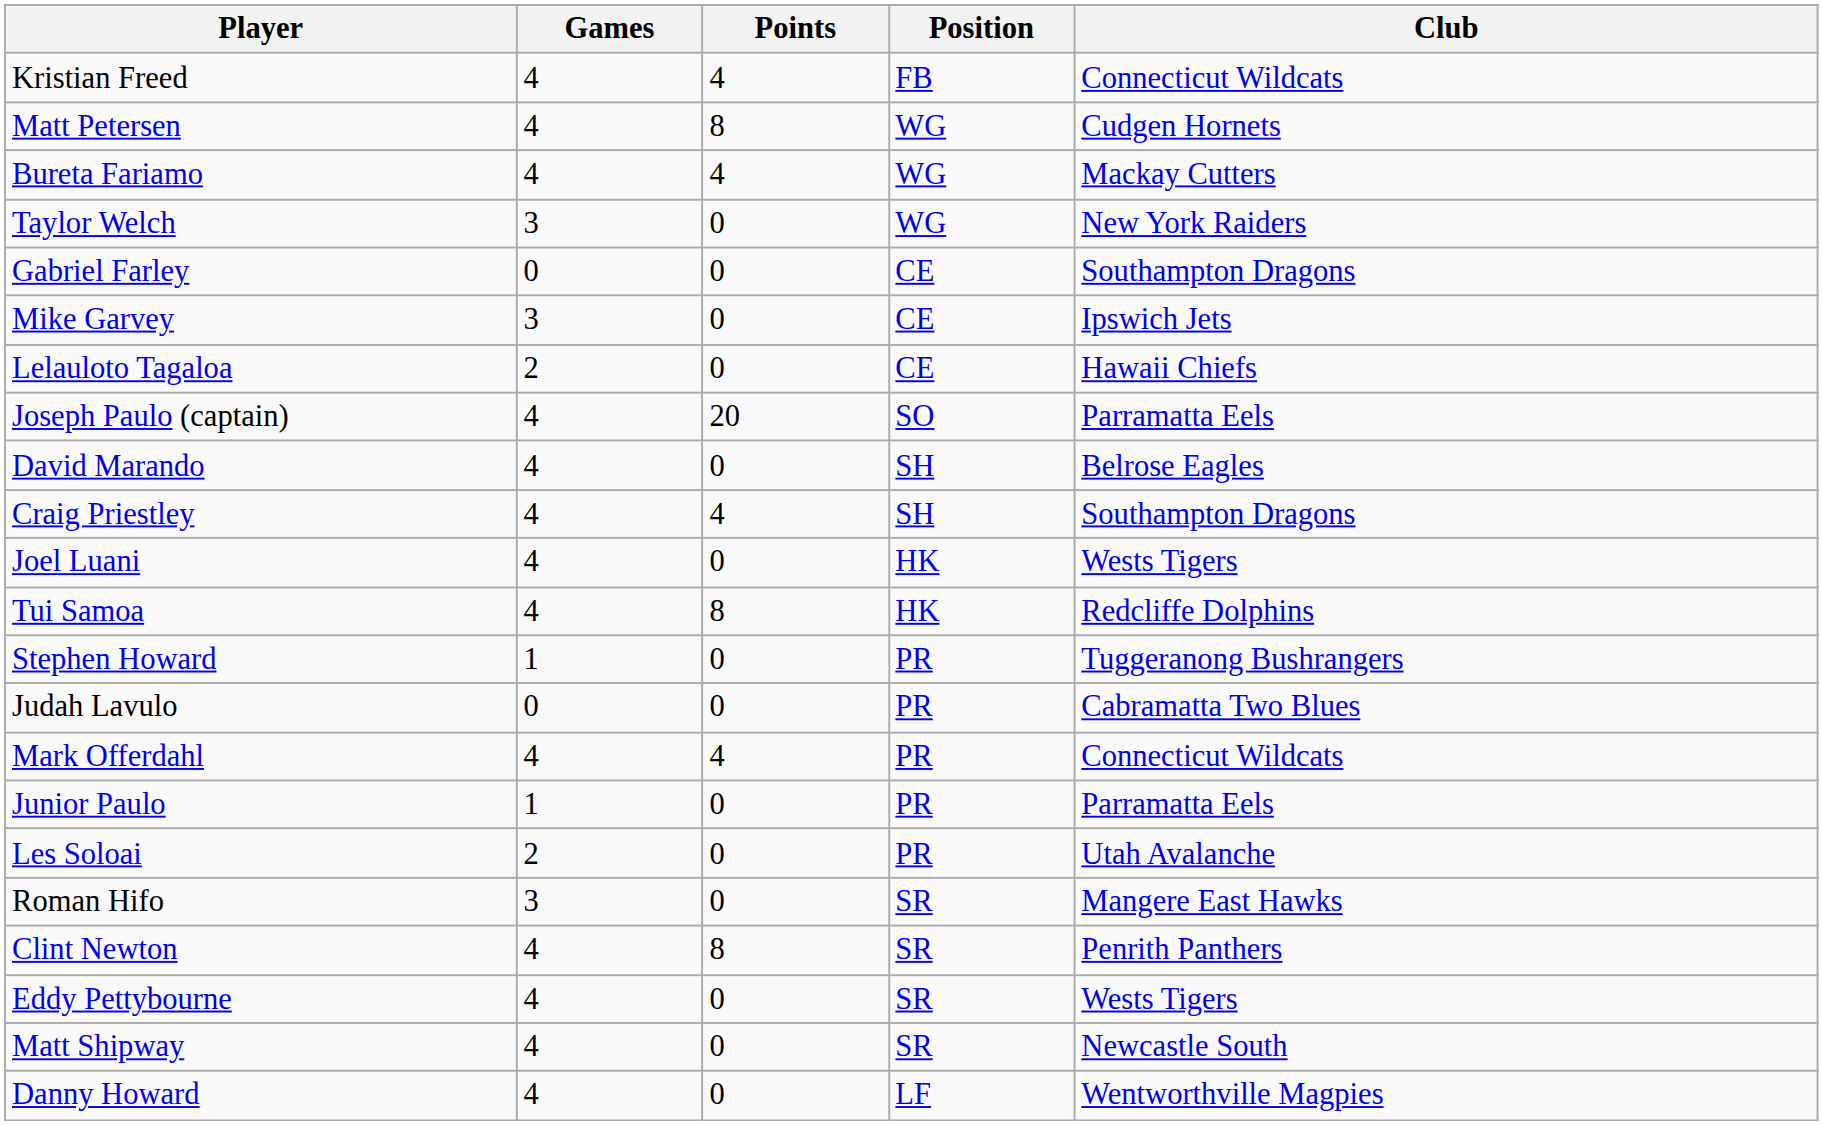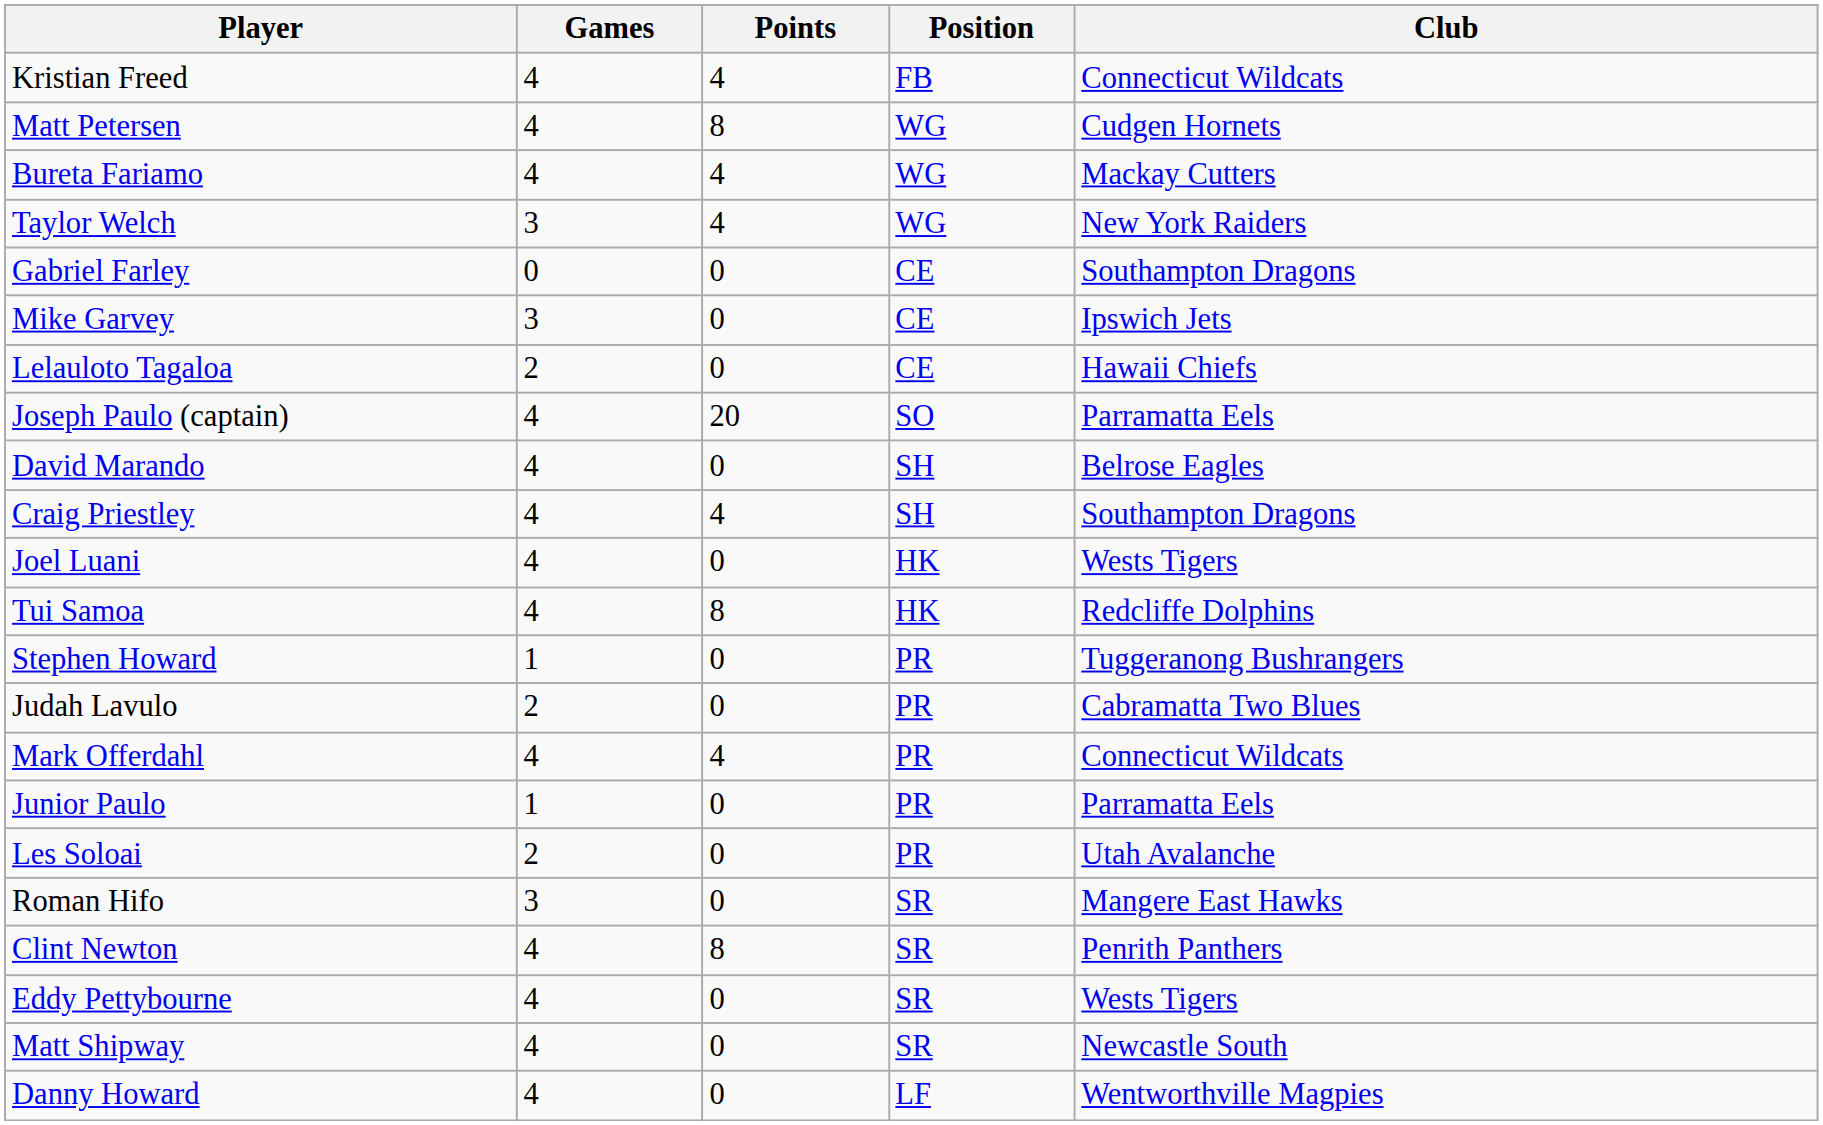(717, 222) 0 -> (717, 222) 4
(531, 707) 0 -> (531, 707) 2
